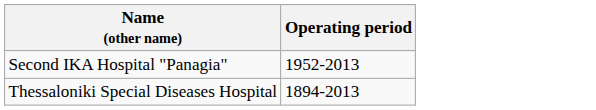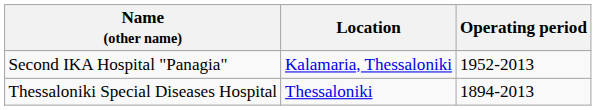+ column: (369, 27)
